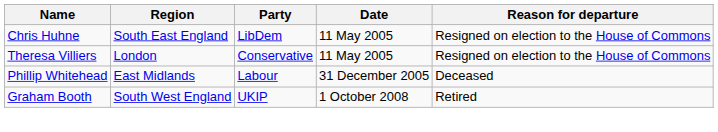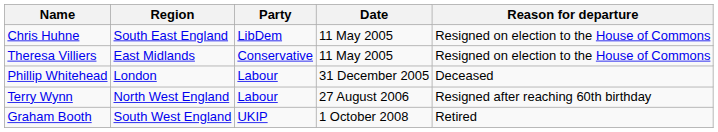(135, 55) London -> (154, 55) East Midlands
(154, 76) East Midlands -> (135, 76) London
+ row: (40, 96)
